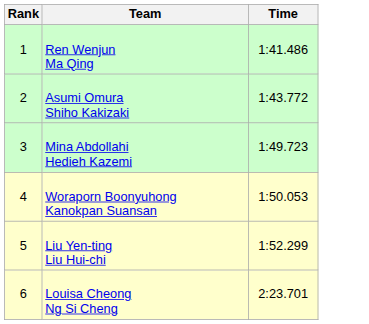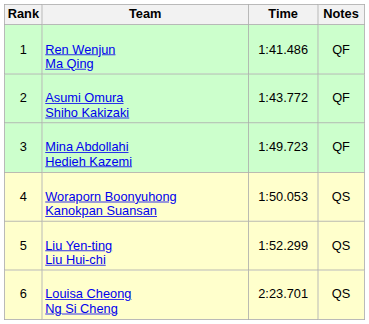+ column: (341, 14)
